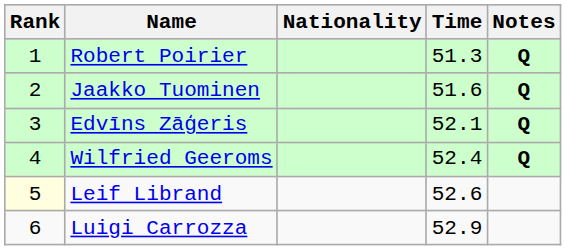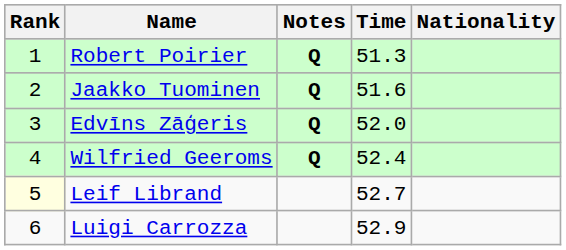columns swapped: (352, 22) <-> (524, 22)
(457, 125) 52.1 -> (381, 125) 52.0
(457, 194) 52.6 -> (381, 194) 52.7
